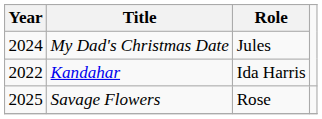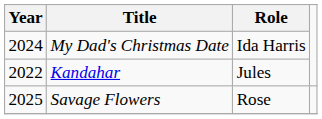(254, 45) Jules -> (271, 45) Ida Harris
(271, 72) Ida Harris -> (254, 72) Jules
